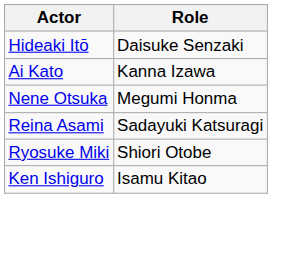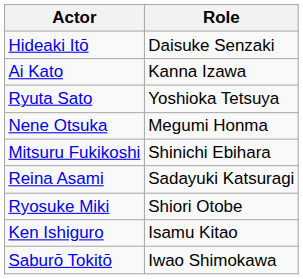+ row: (50, 98)
+ row: (74, 152)
+ row: (60, 260)
